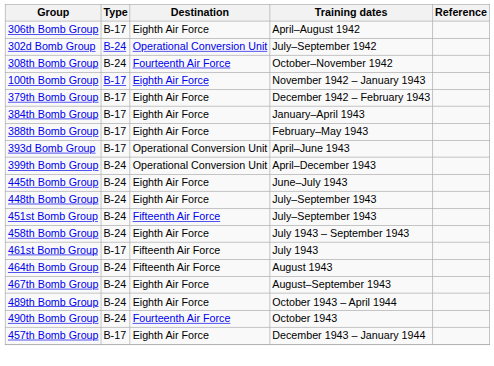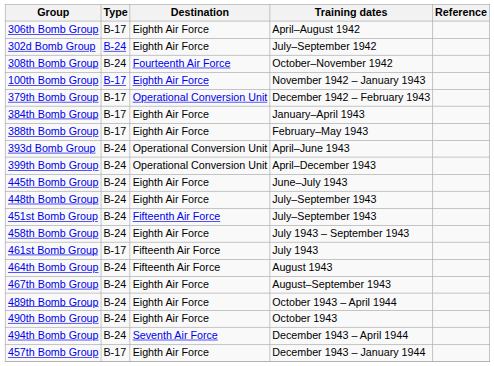(200, 47) Operational Conversion Unit -> (171, 47) Eighth Air Force
(171, 98) Eighth Air Force -> (200, 98) Operational Conversion Unit
(115, 149) B-17 -> (115, 149) B-24
(181, 319) Fourteenth Air Force -> (171, 319) Eighth Air Force
+ row: (53, 336)
